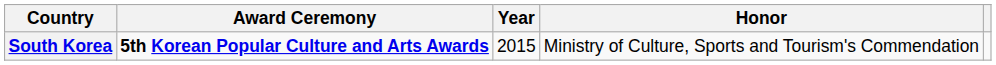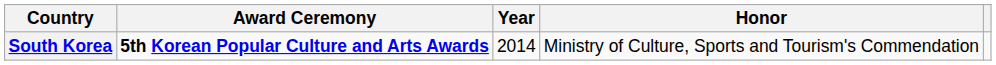(516, 45) 2015 -> (516, 45) 2014
